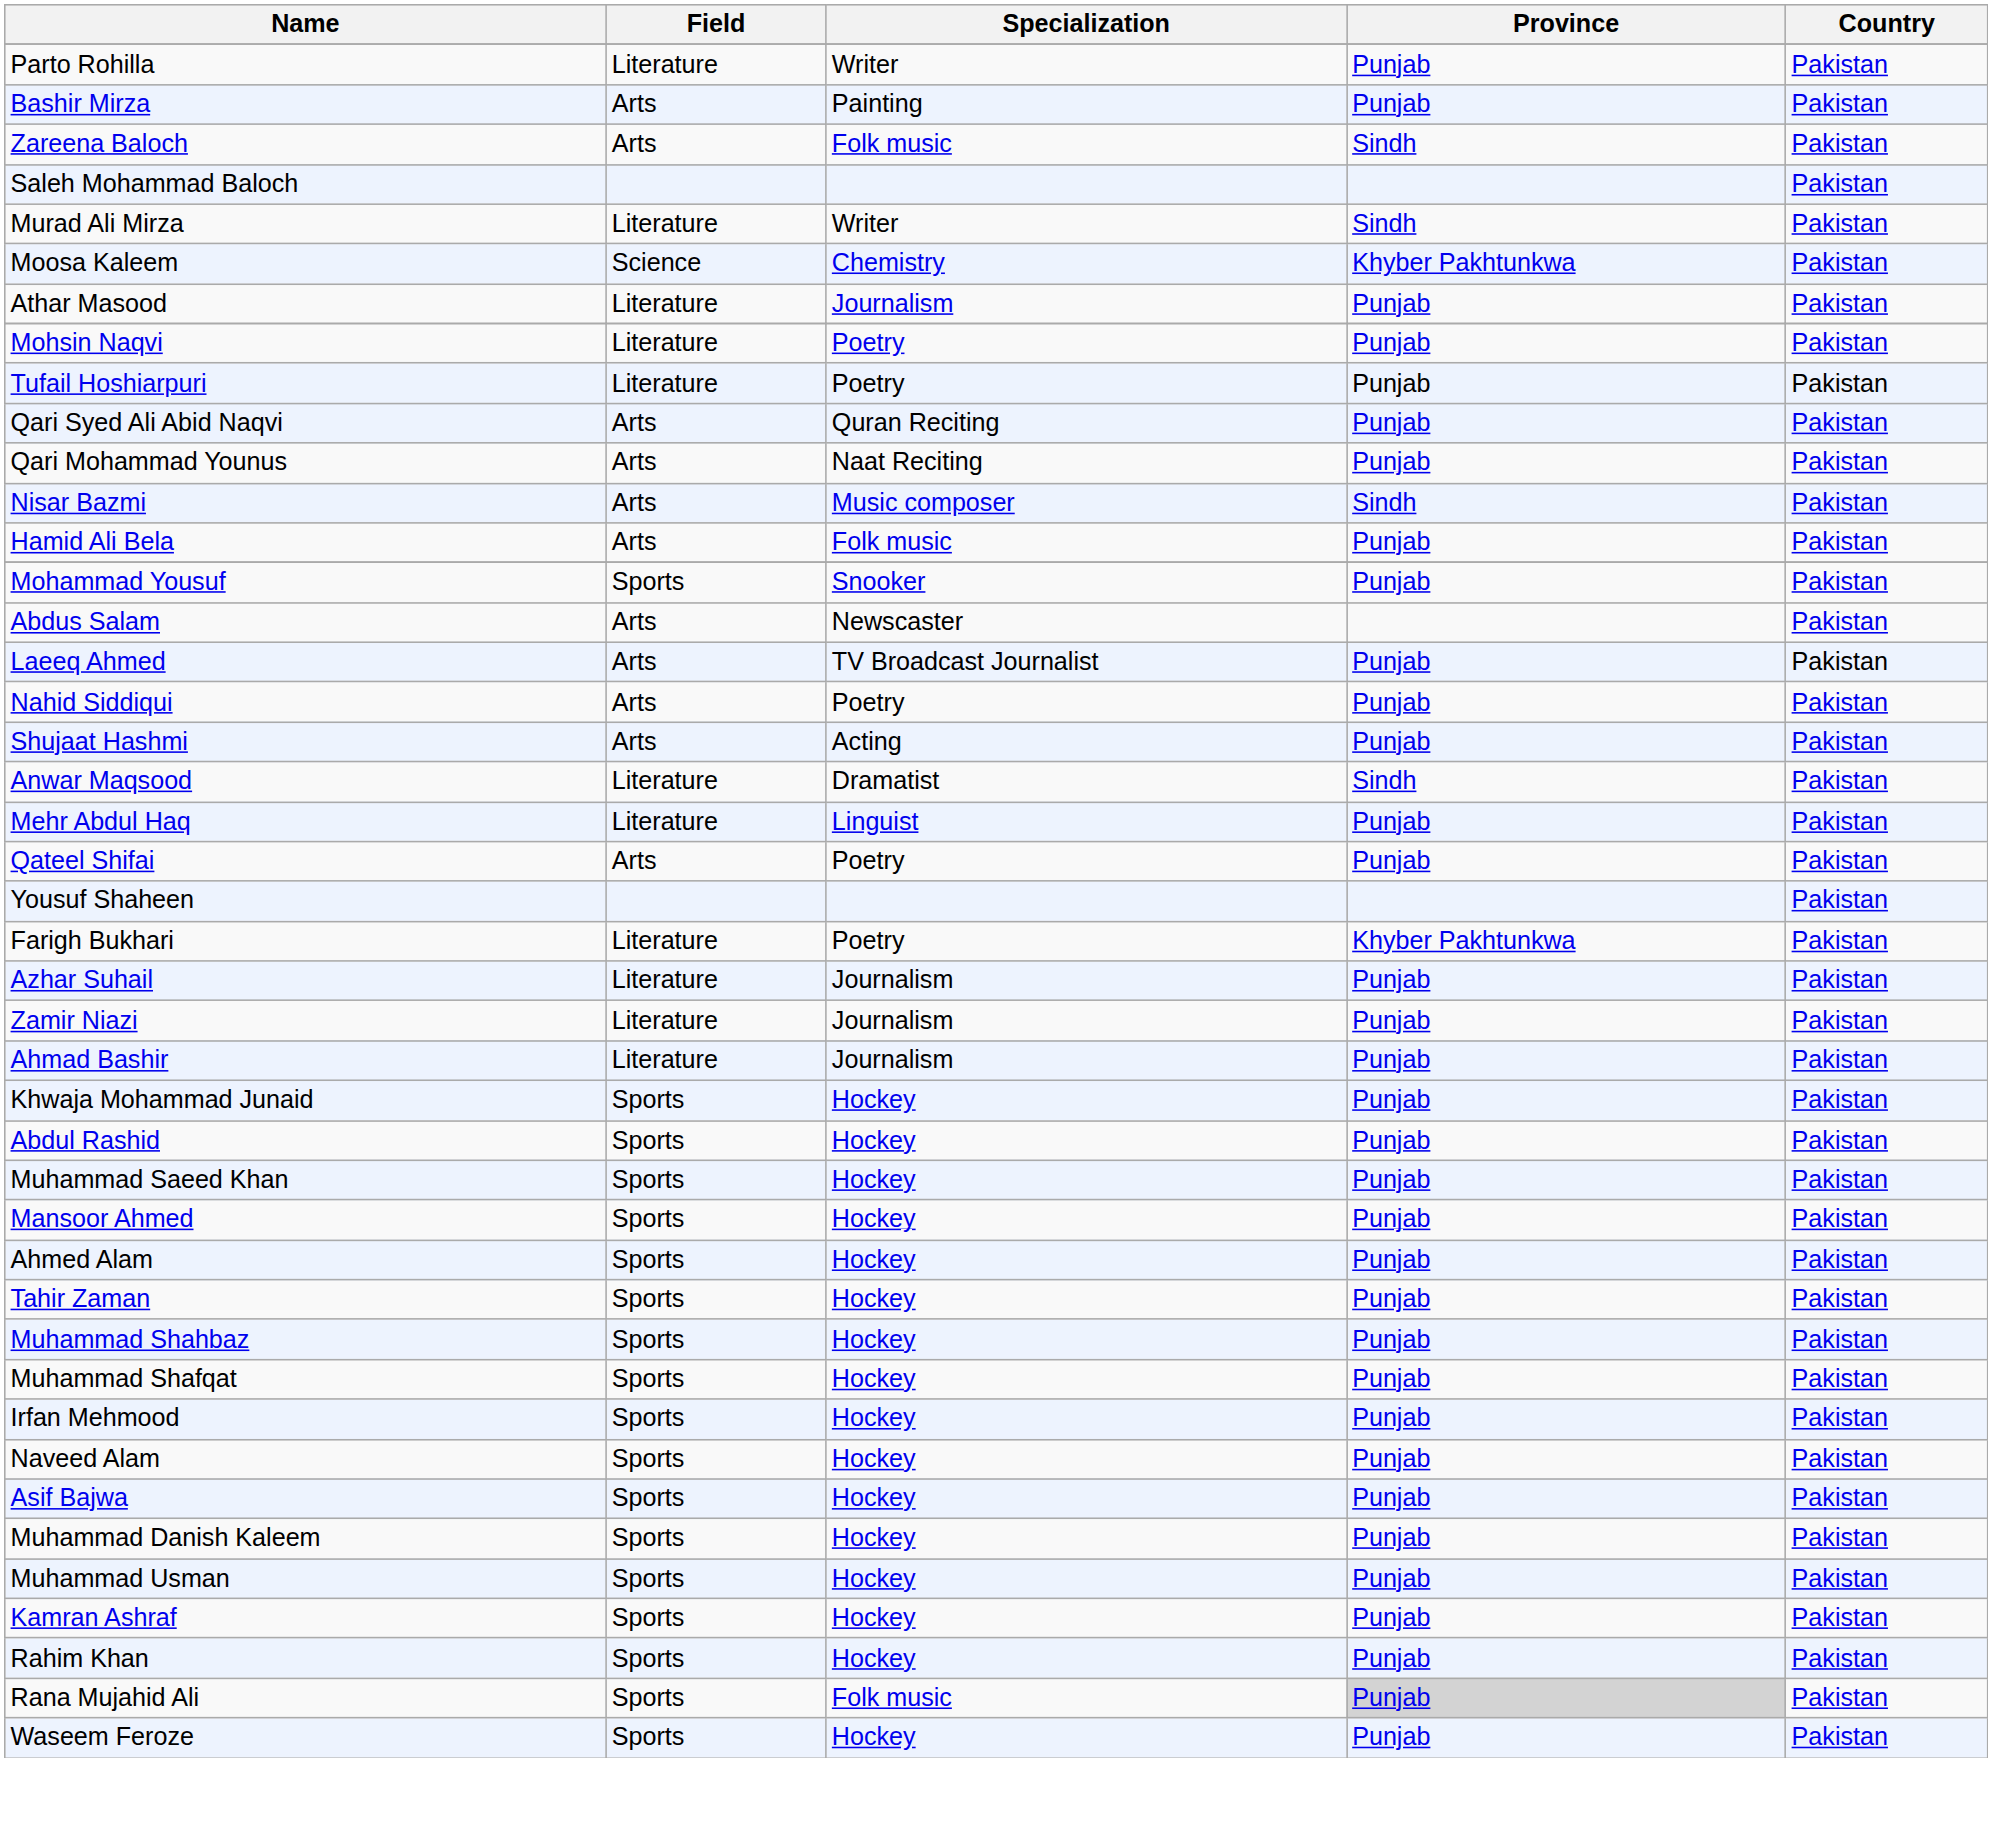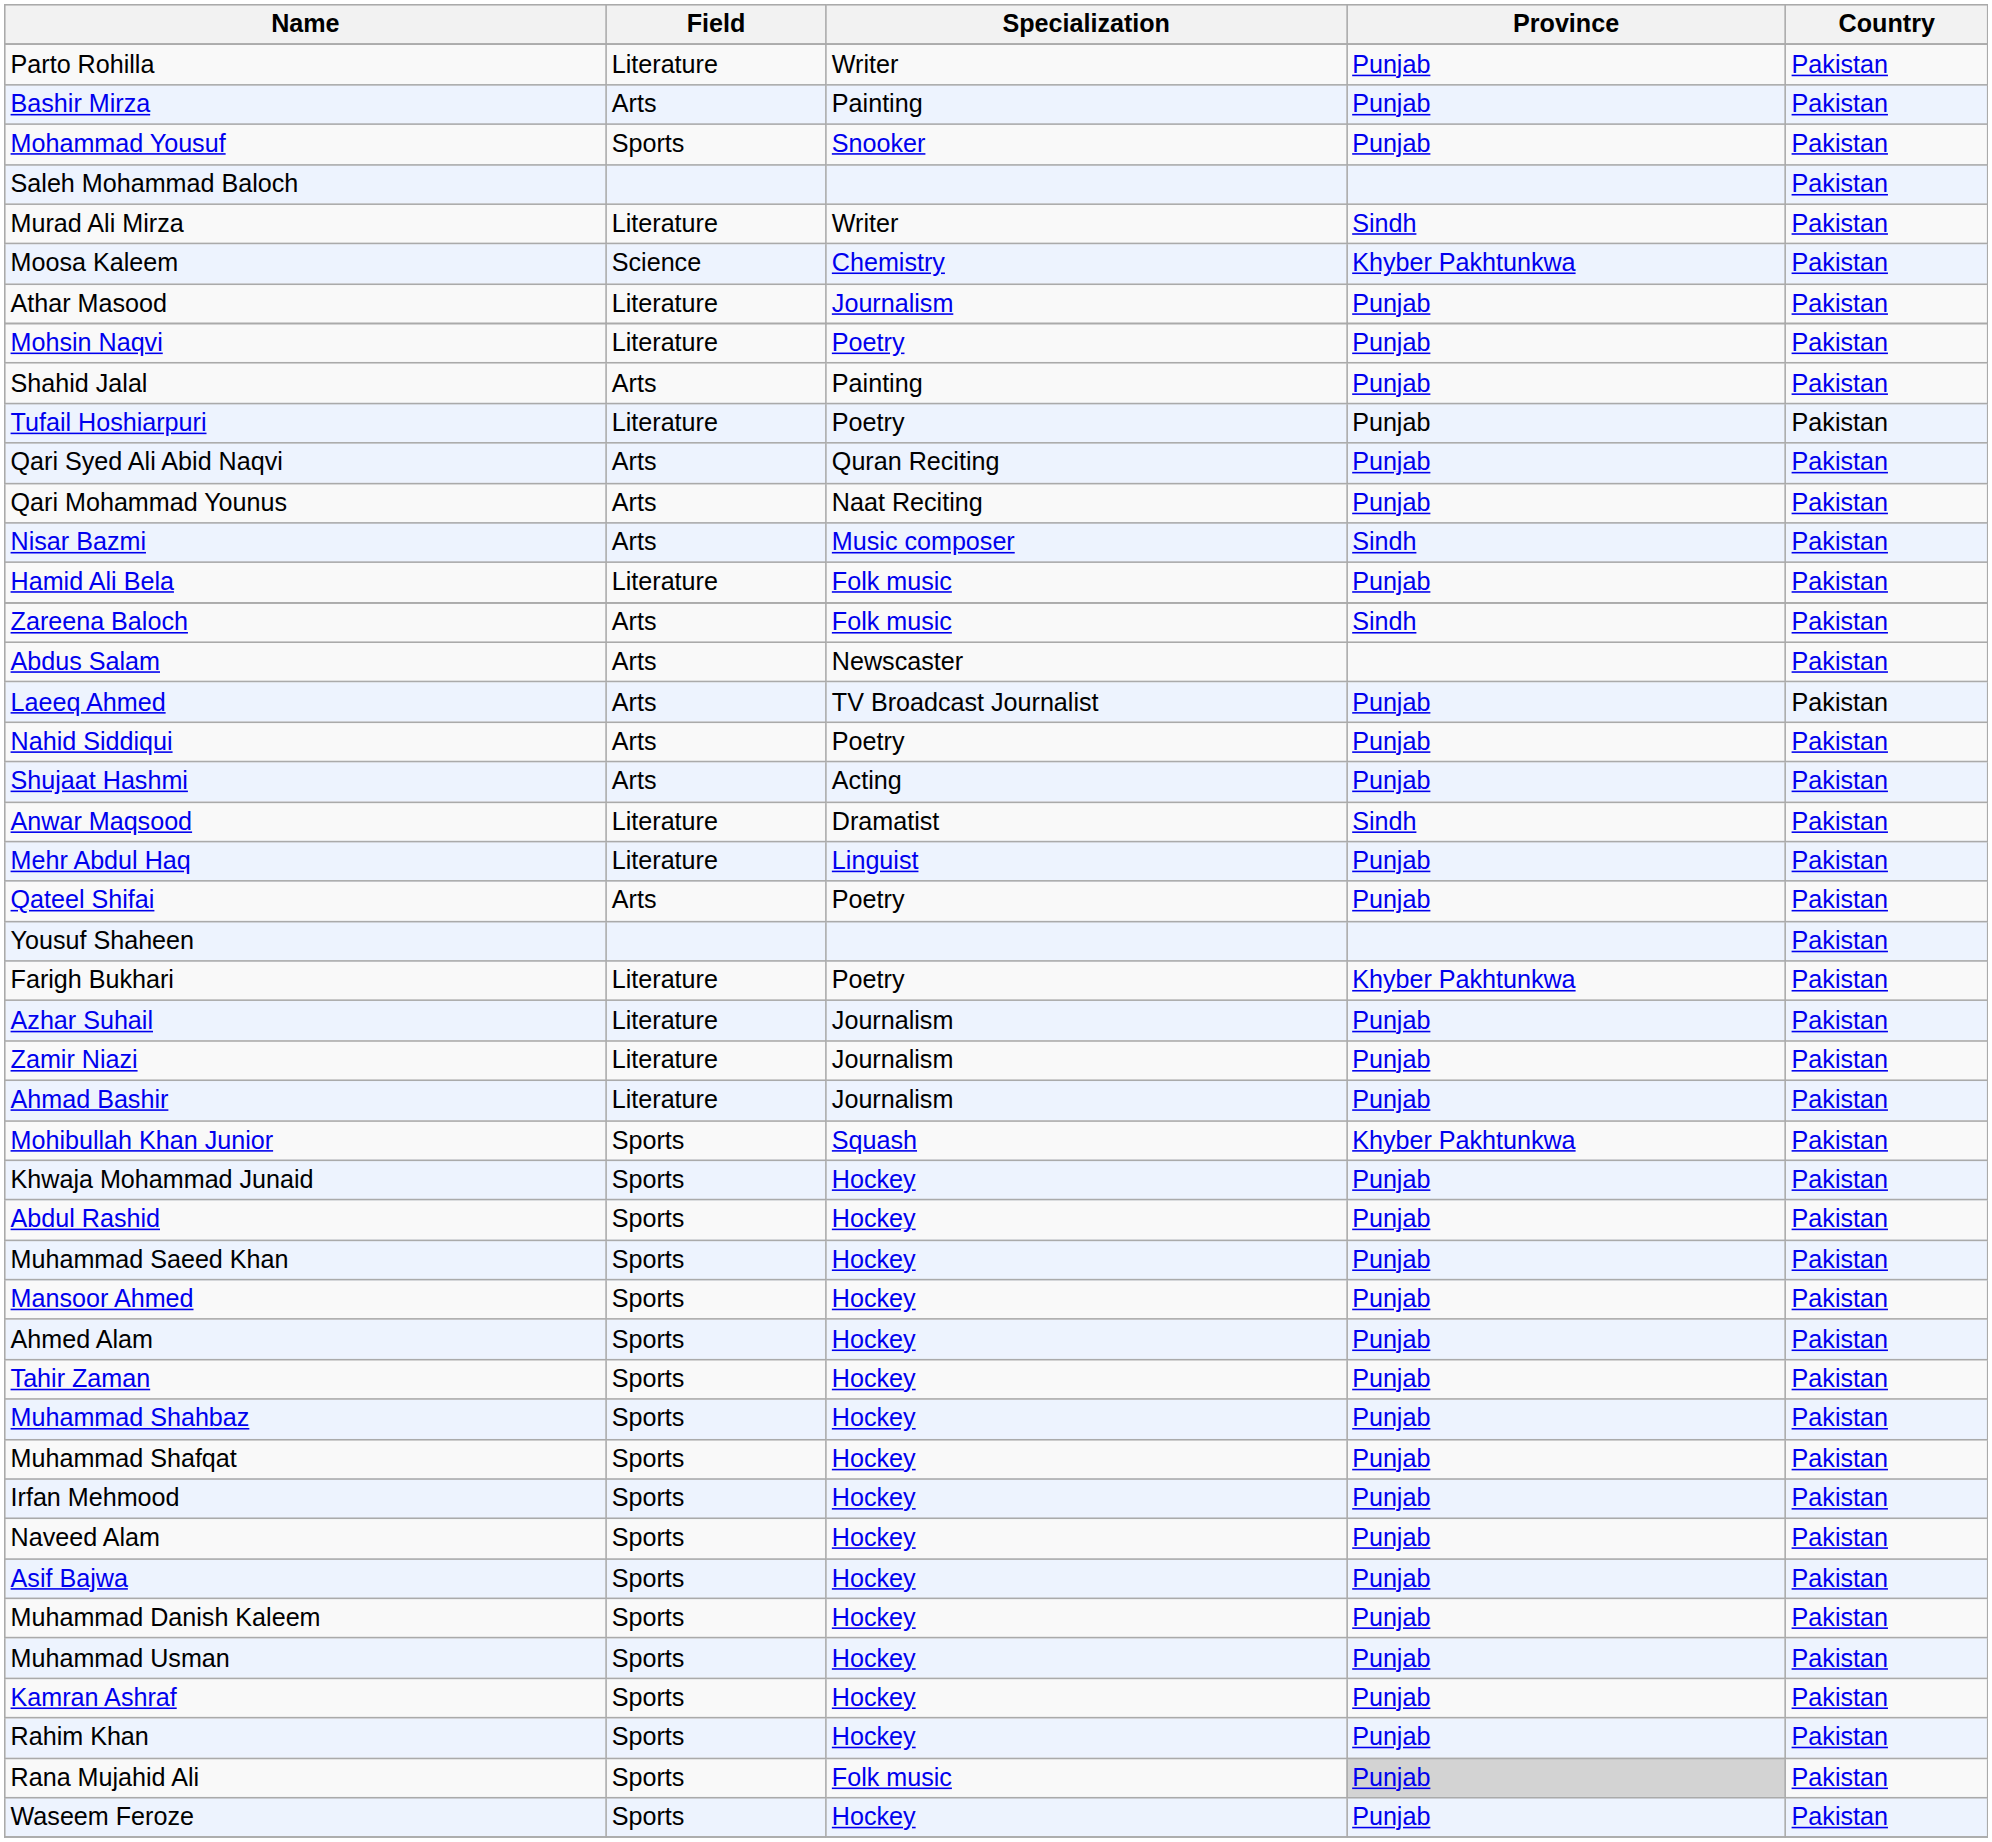rows swapped: (118, 582) <-> (99, 143)
+ row: (79, 382)
(634, 542) Arts -> (665, 582) Literature
+ row: (142, 1139)
